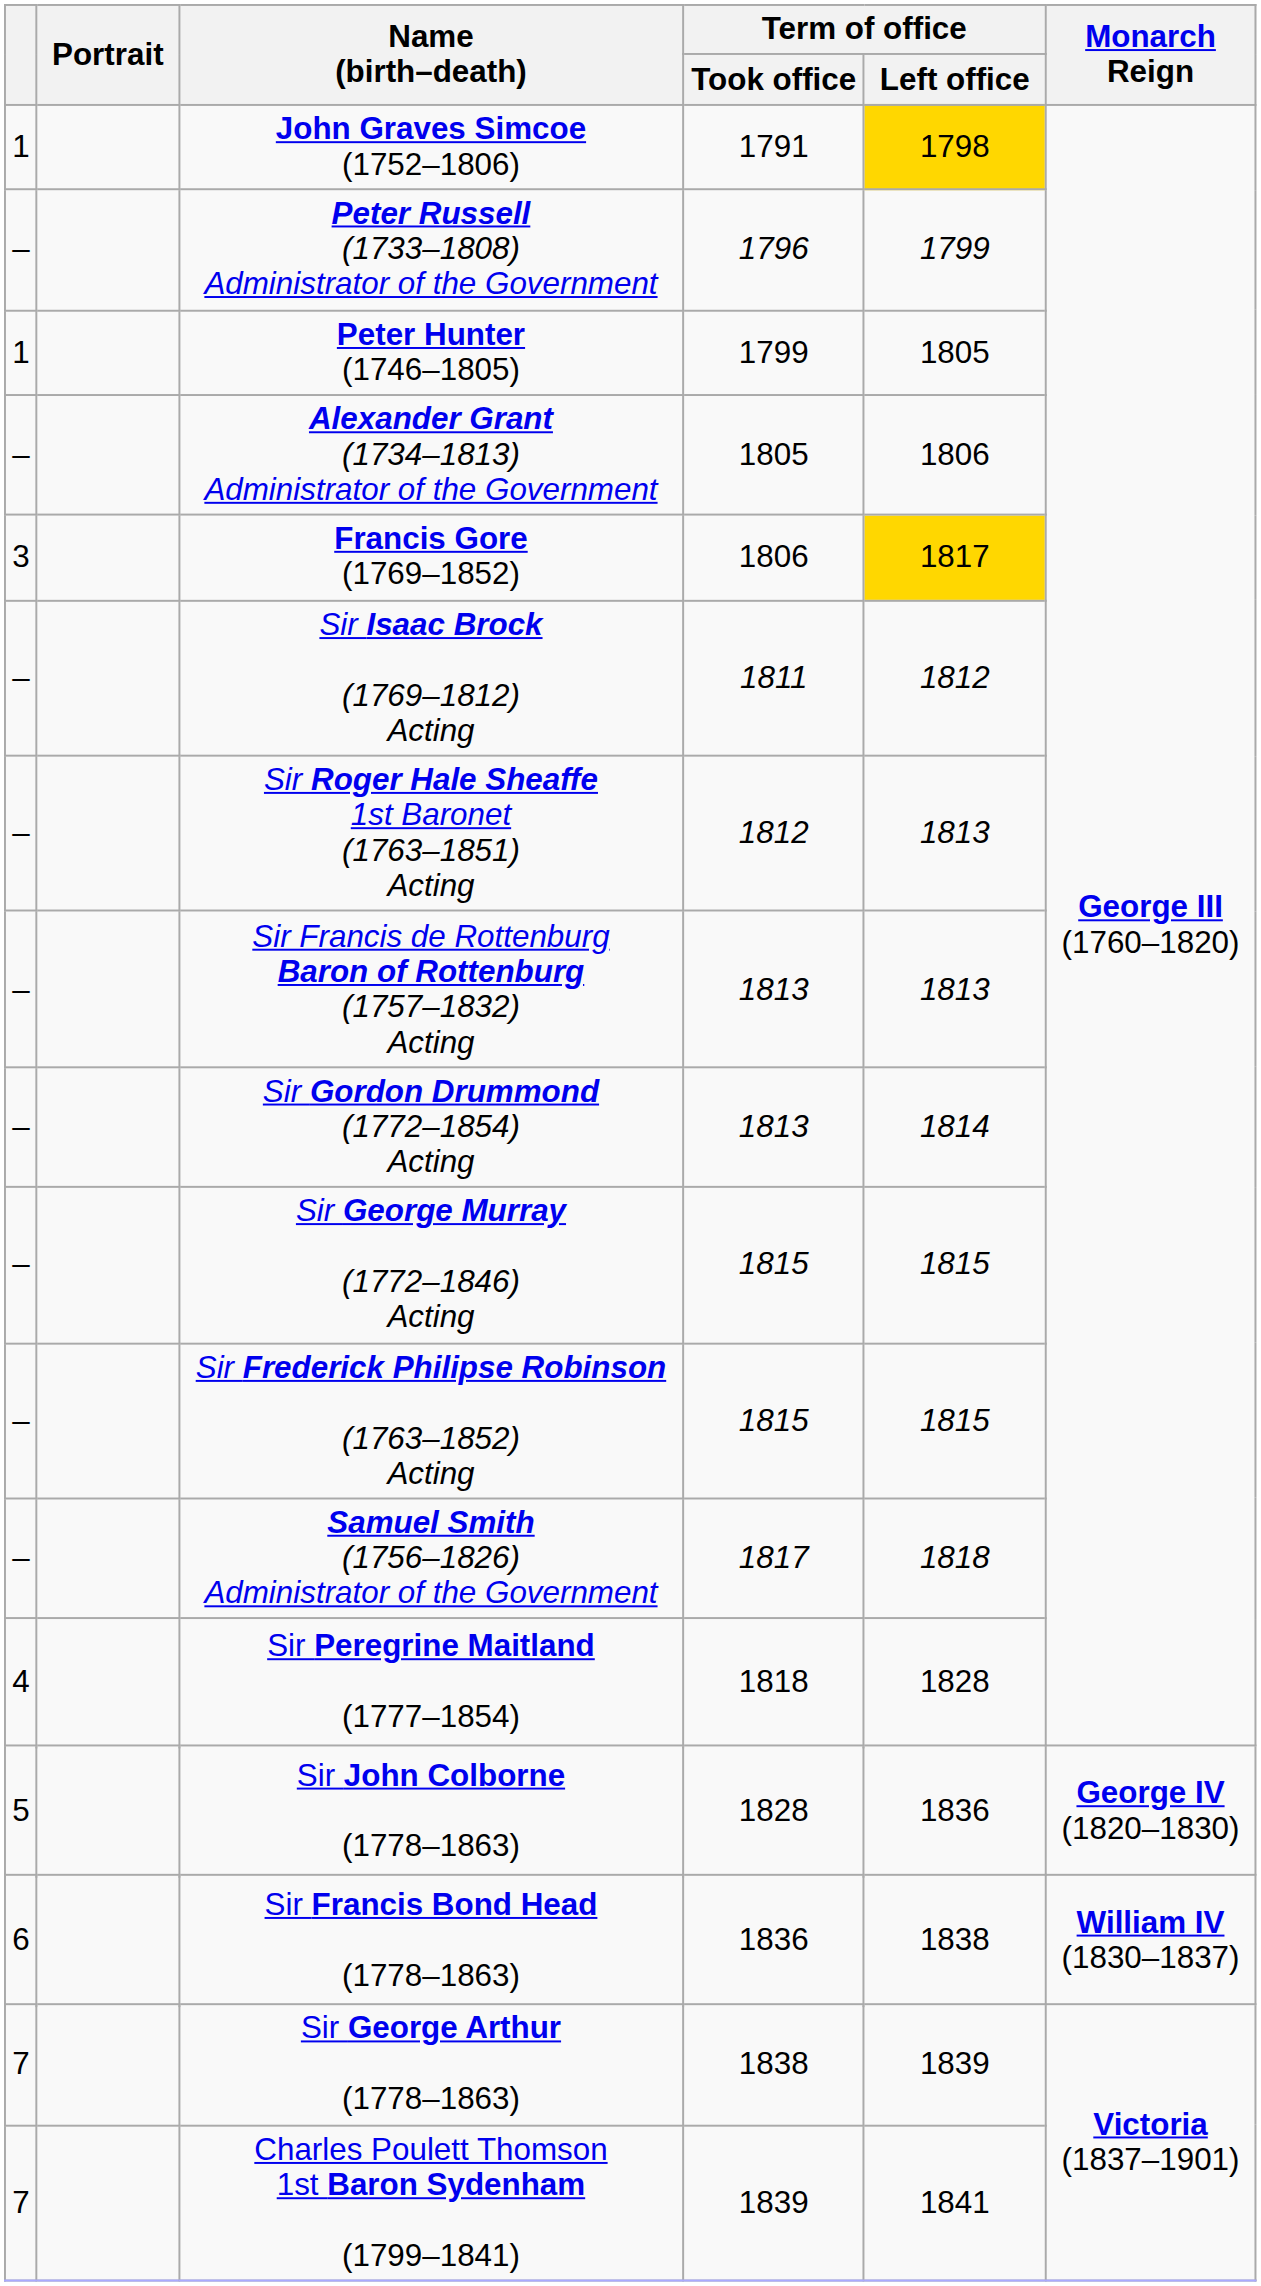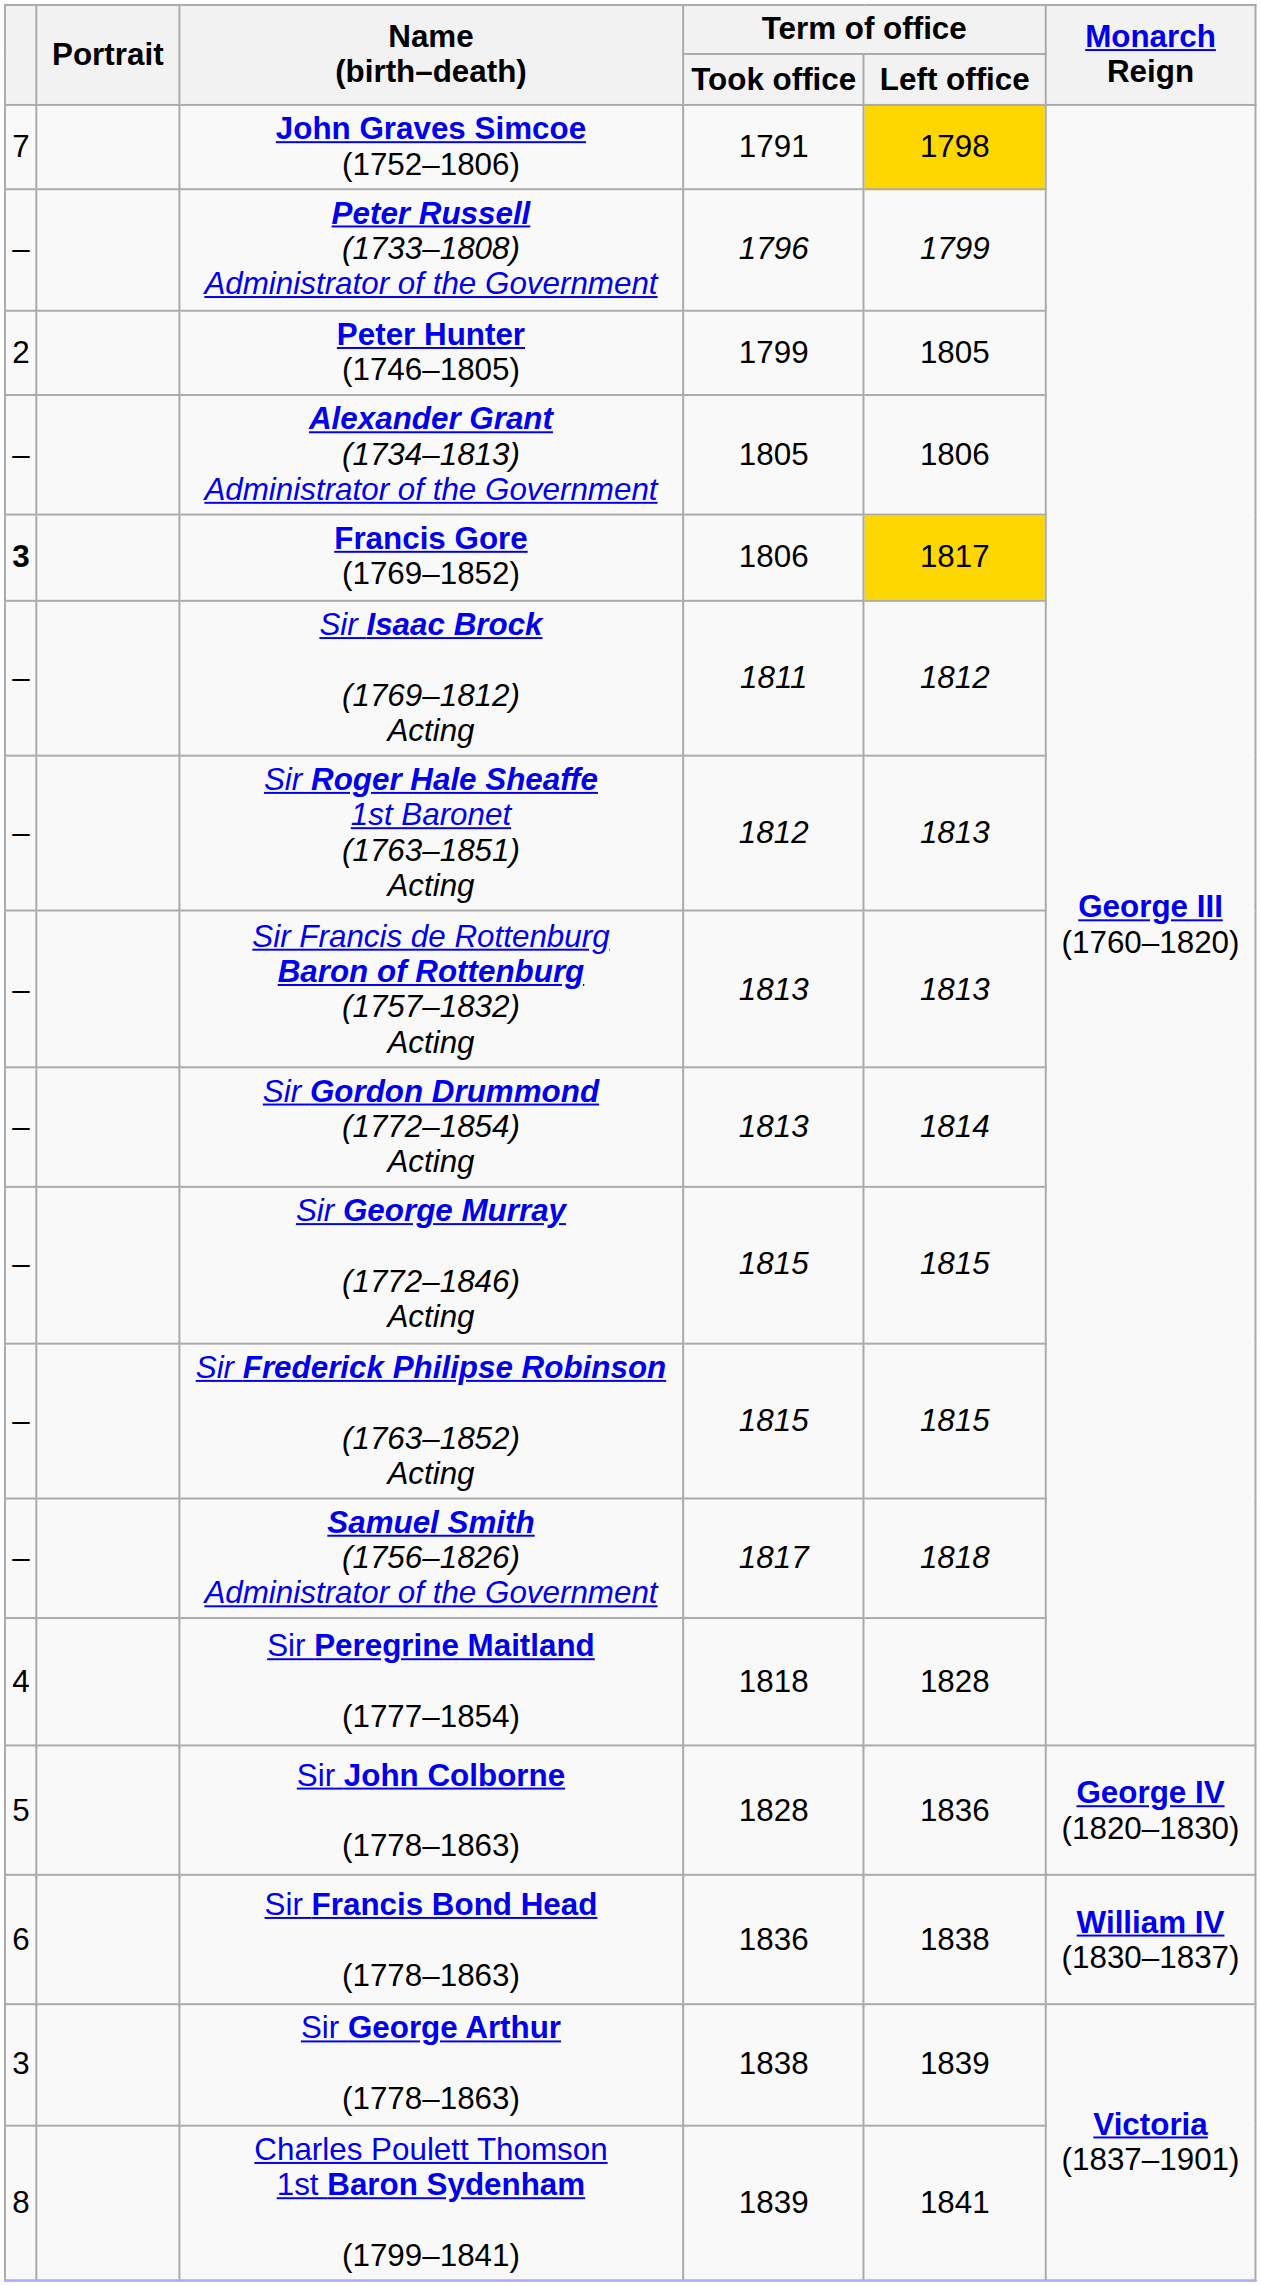(21, 146) 1 -> (21, 146) 7
(21, 351) 1 -> (21, 351) 2
(21, 557) normal -> (21, 557) bold
(21, 2064) 7 -> (21, 2064) 3
(21, 2202) 7 -> (21, 2202) 8
